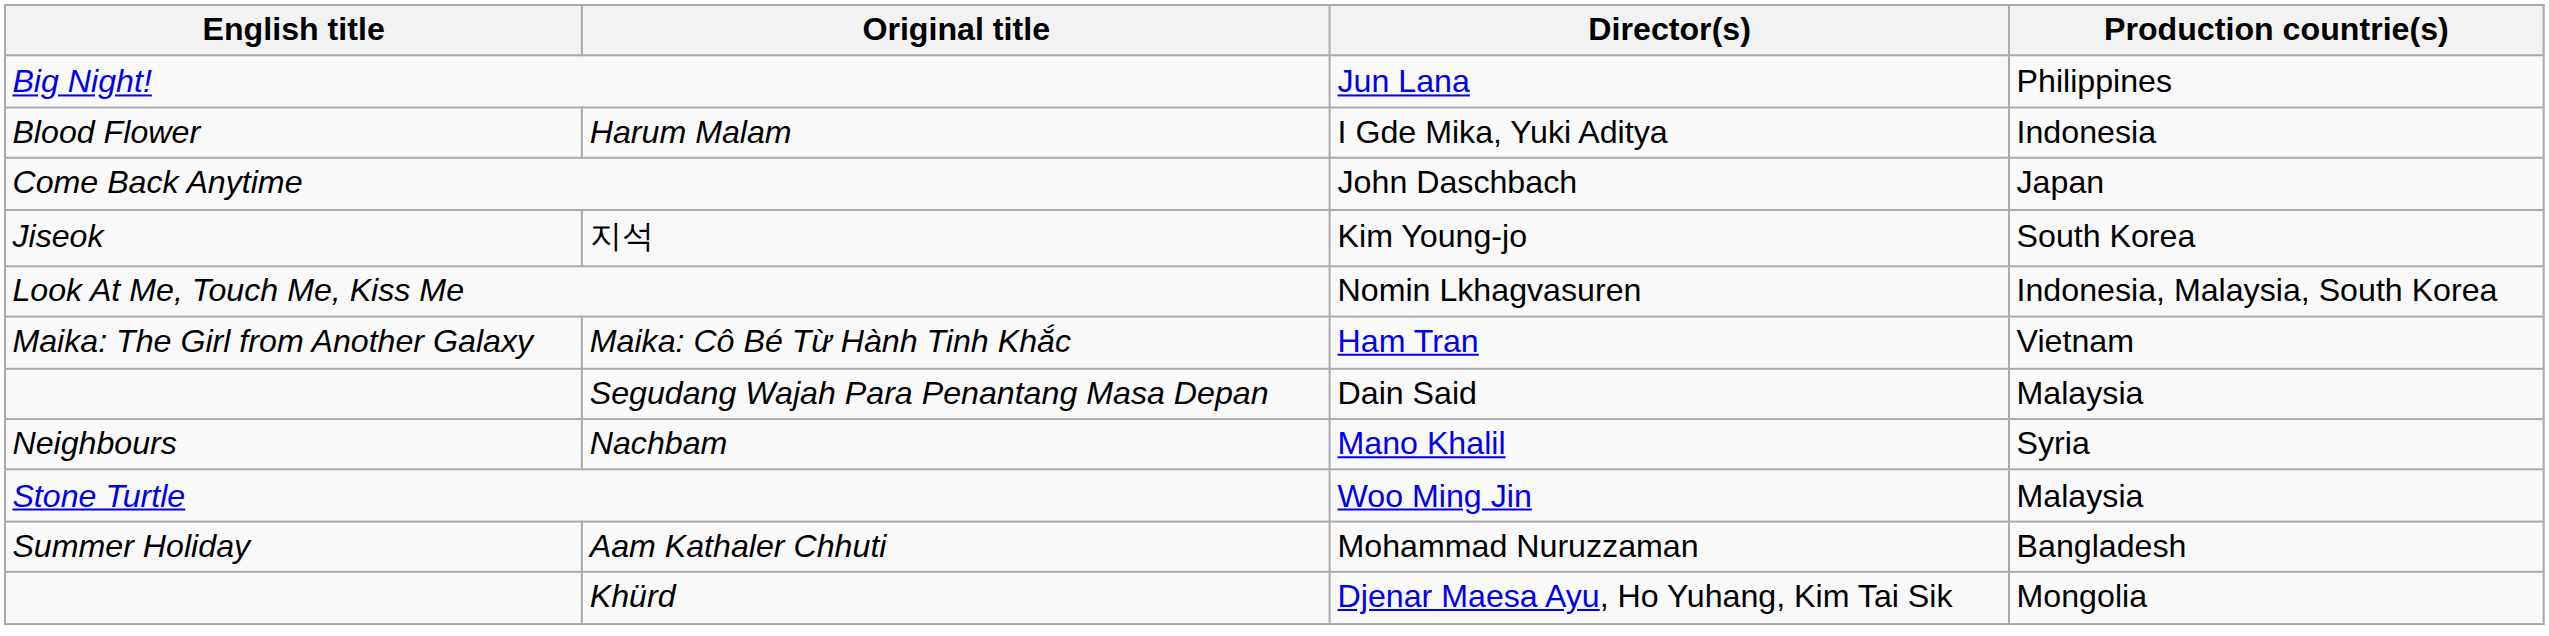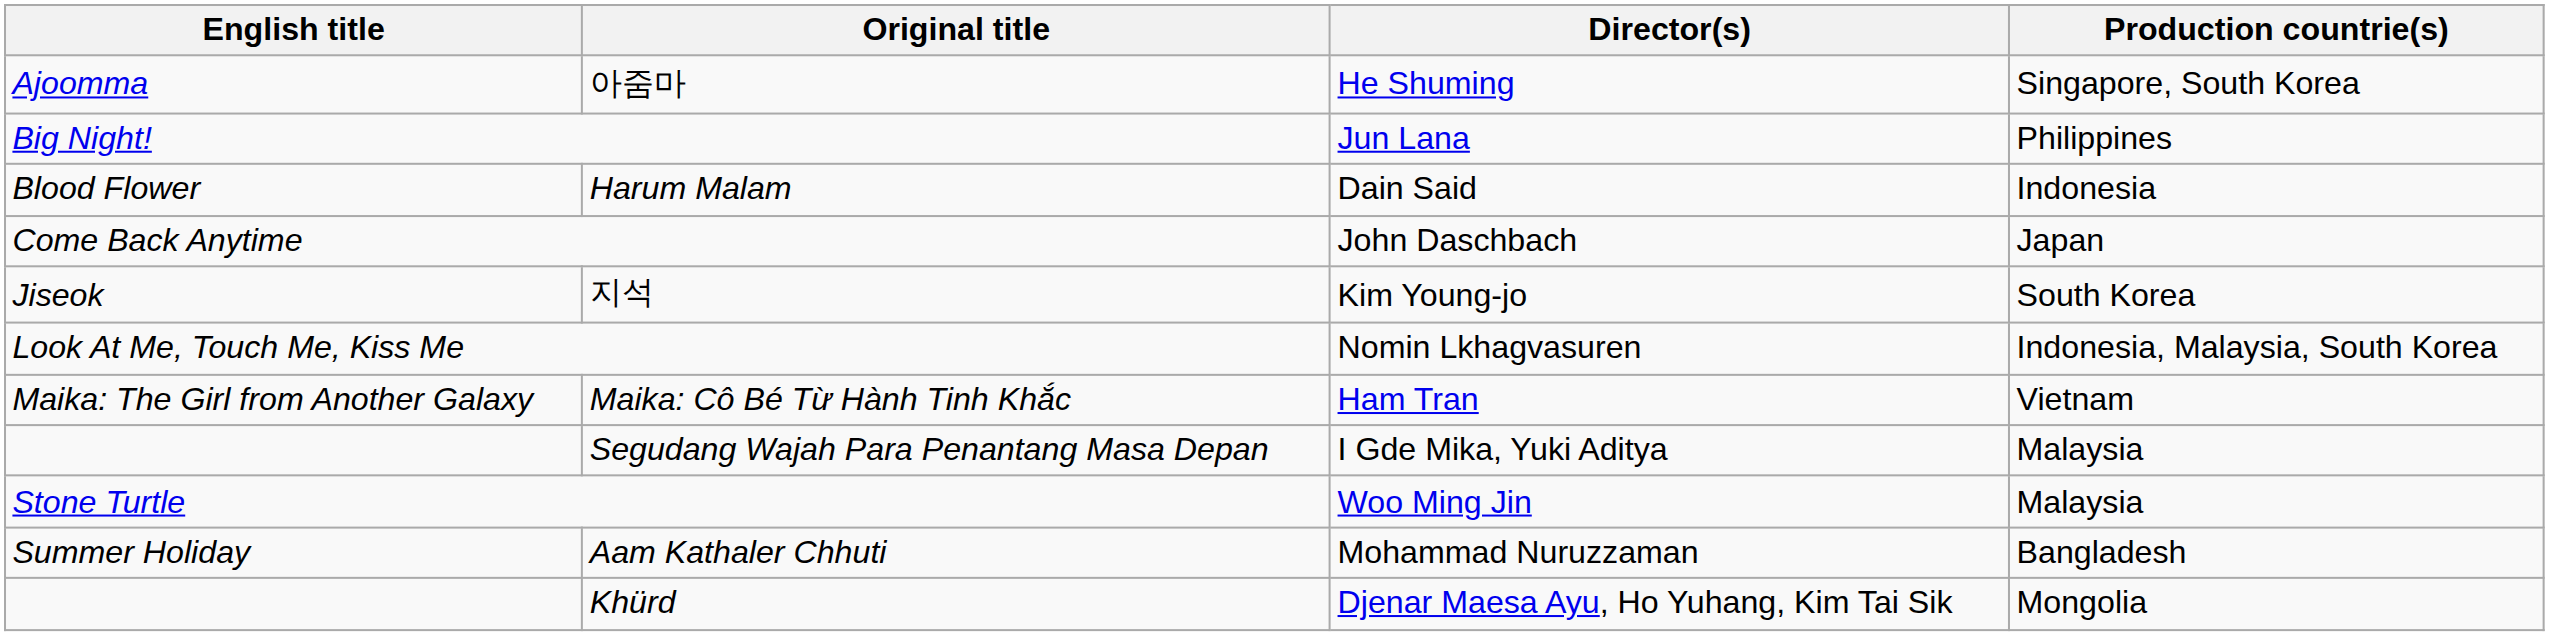+ row: (638, 83)
(1503, 132) I Gde Mika, Yuki Aditya -> (1407, 189) Dain Said
(1407, 393) Dain Said -> (1503, 450) I Gde Mika, Yuki Aditya
- row: (659, 444)
